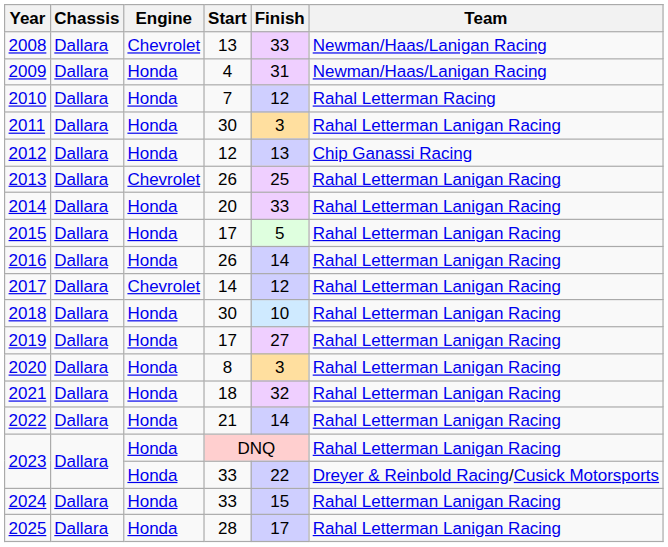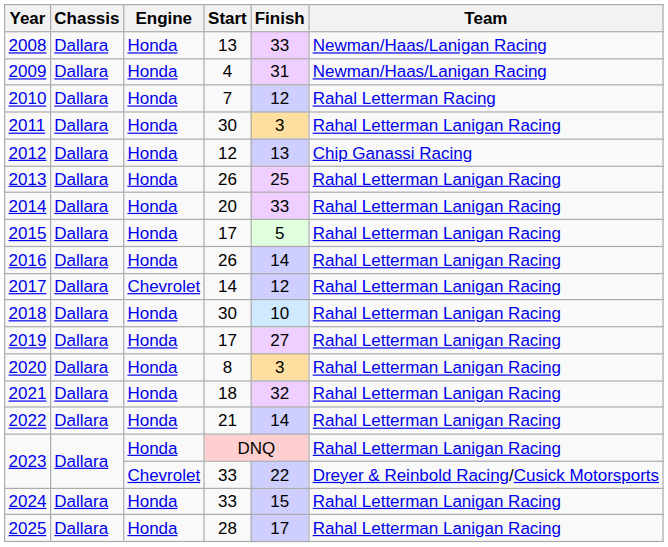(164, 45) Chevrolet -> (152, 45) Honda
(164, 179) Chevrolet -> (152, 179) Honda
(152, 475) Honda -> (164, 475) Chevrolet
